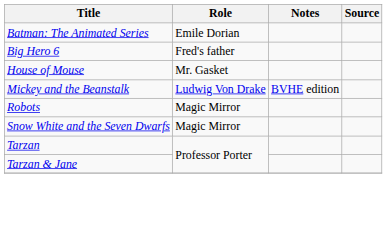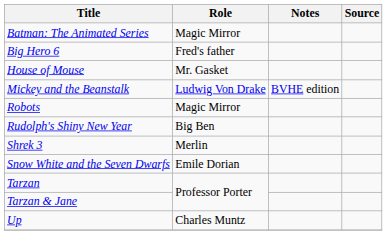(207, 32) Emile Dorian -> (208, 32) Magic Mirror
+ row: (69, 126)
+ row: (25, 145)
(208, 126) Magic Mirror -> (207, 164) Emile Dorian
+ row: (14, 220)
